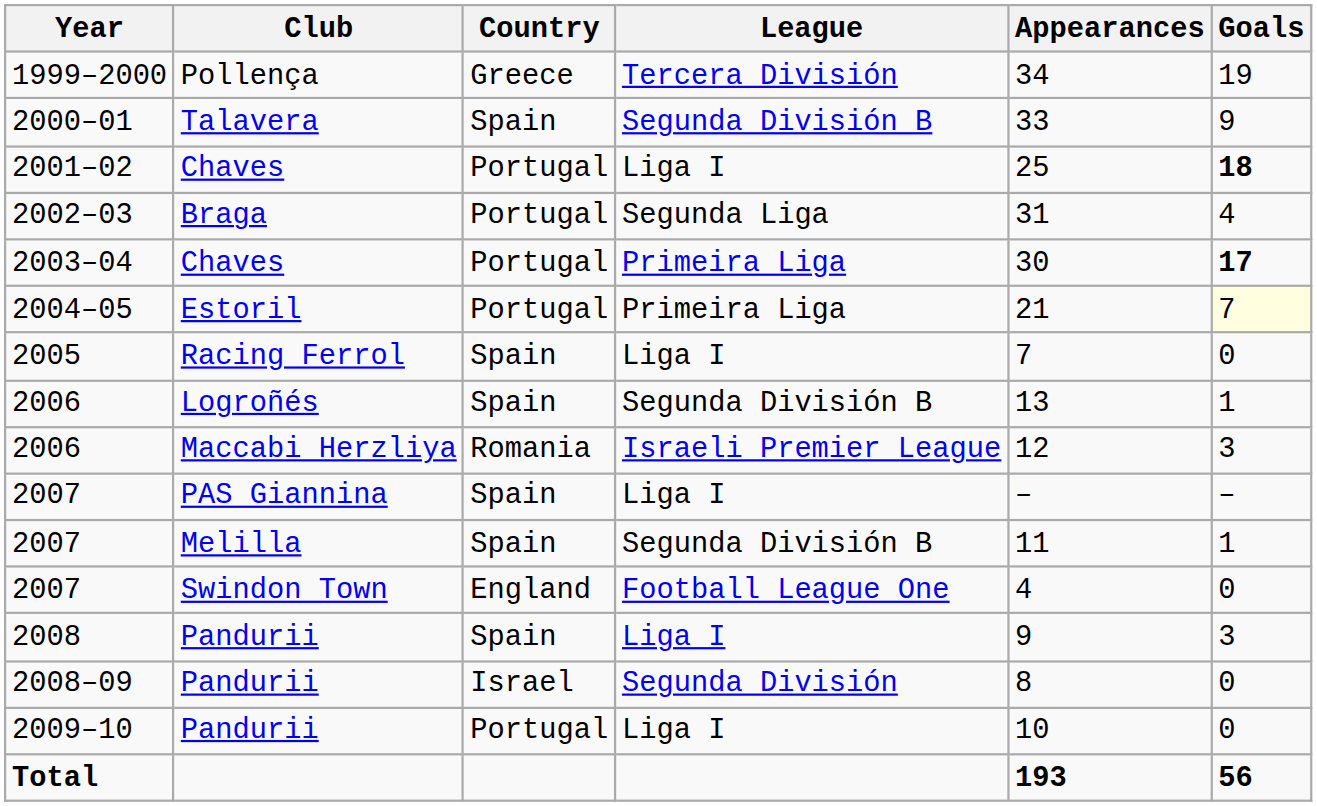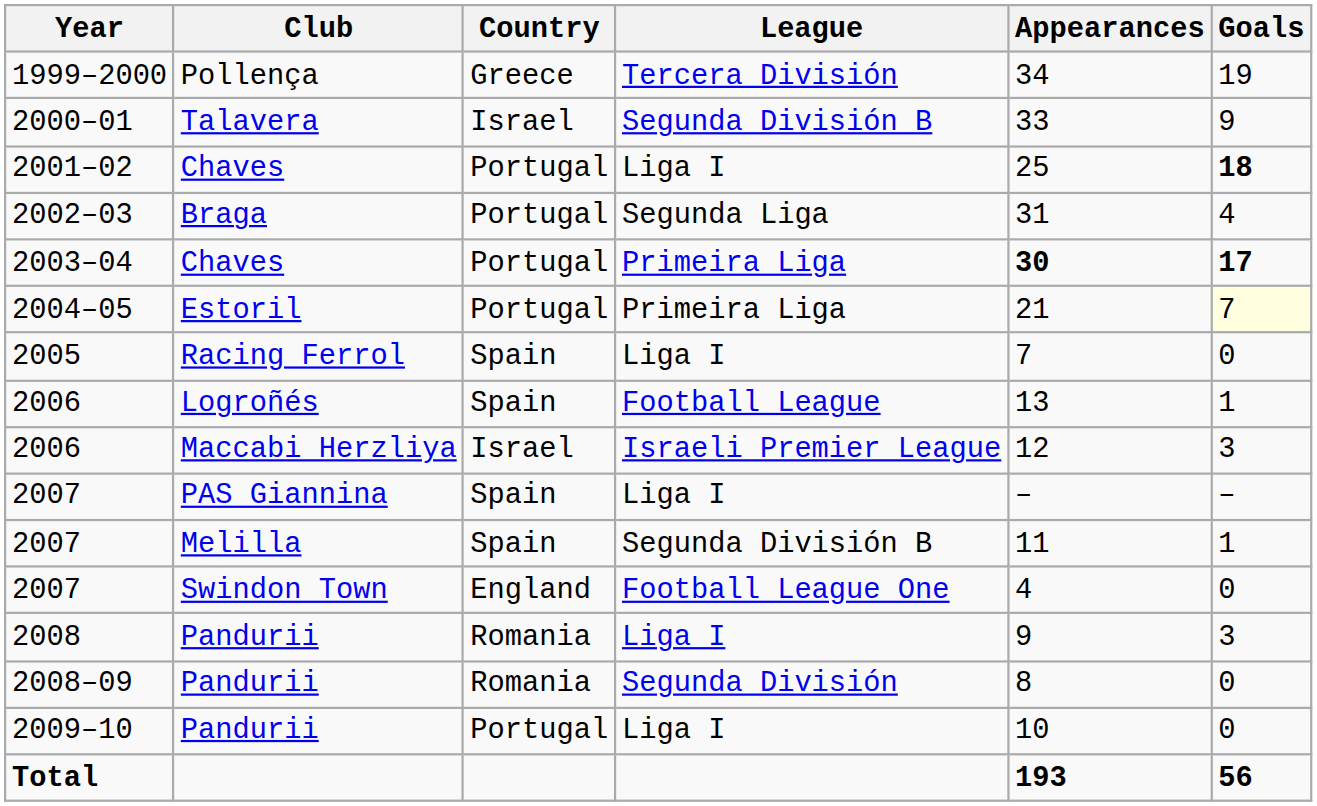(513, 122) Spain -> (522, 122) Israel
(1032, 263) normal -> (1032, 263) bold
(777, 403) Segunda División B -> (751, 403) Football League
(531, 450) Romania -> (522, 450) Israel
(513, 637) Spain -> (531, 637) Romania
(522, 684) Israel -> (531, 684) Romania
